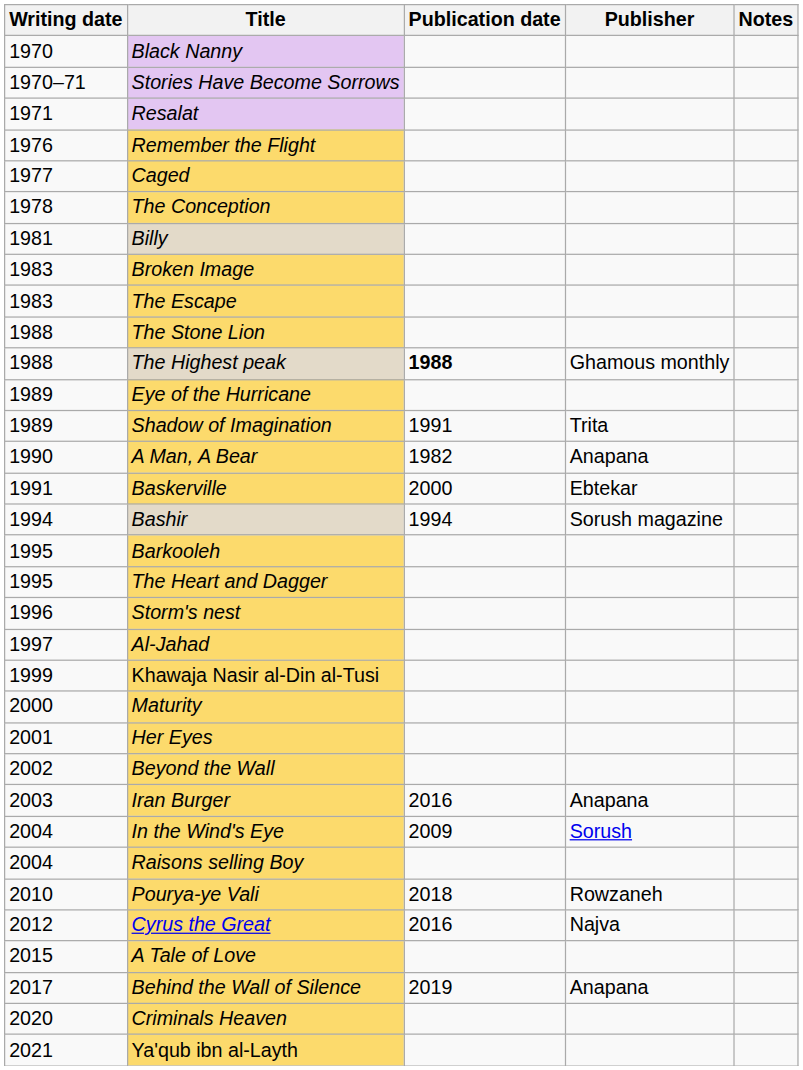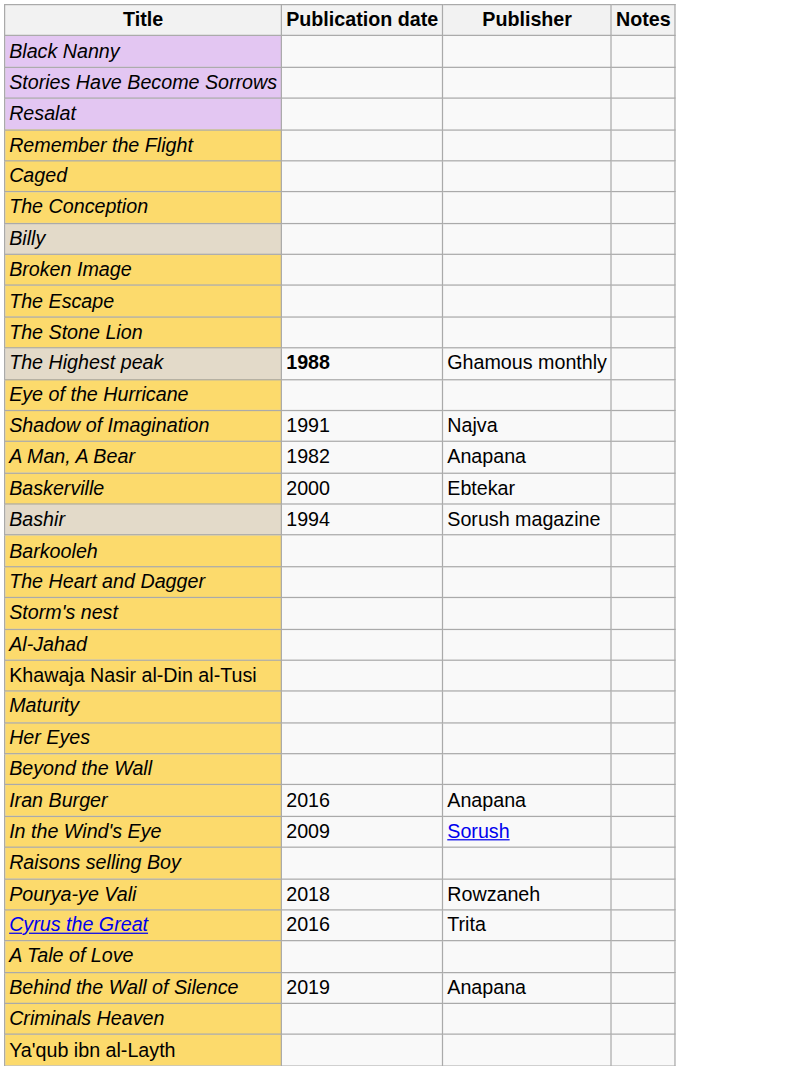- column: (66, 20)
(589, 425) Trita -> (472, 425) Najva
(595, 925) Najva -> (467, 925) Trita
